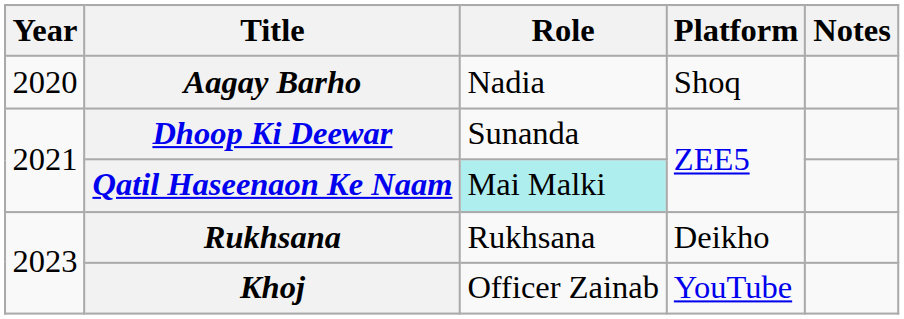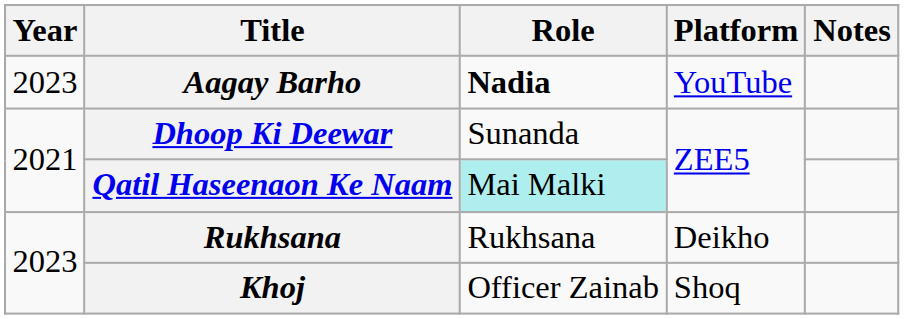(45, 81) 2020 -> (45, 81) 2023
(506, 81) normal -> (509, 81) bold
(707, 81) Shoq -> (733, 81) YouTube
(733, 287) YouTube -> (707, 287) Shoq
